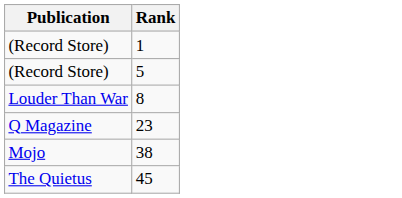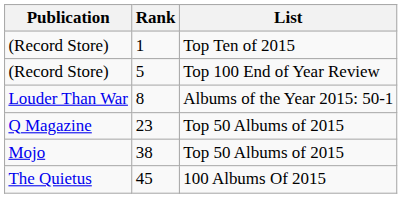+ column: (288, 17)
